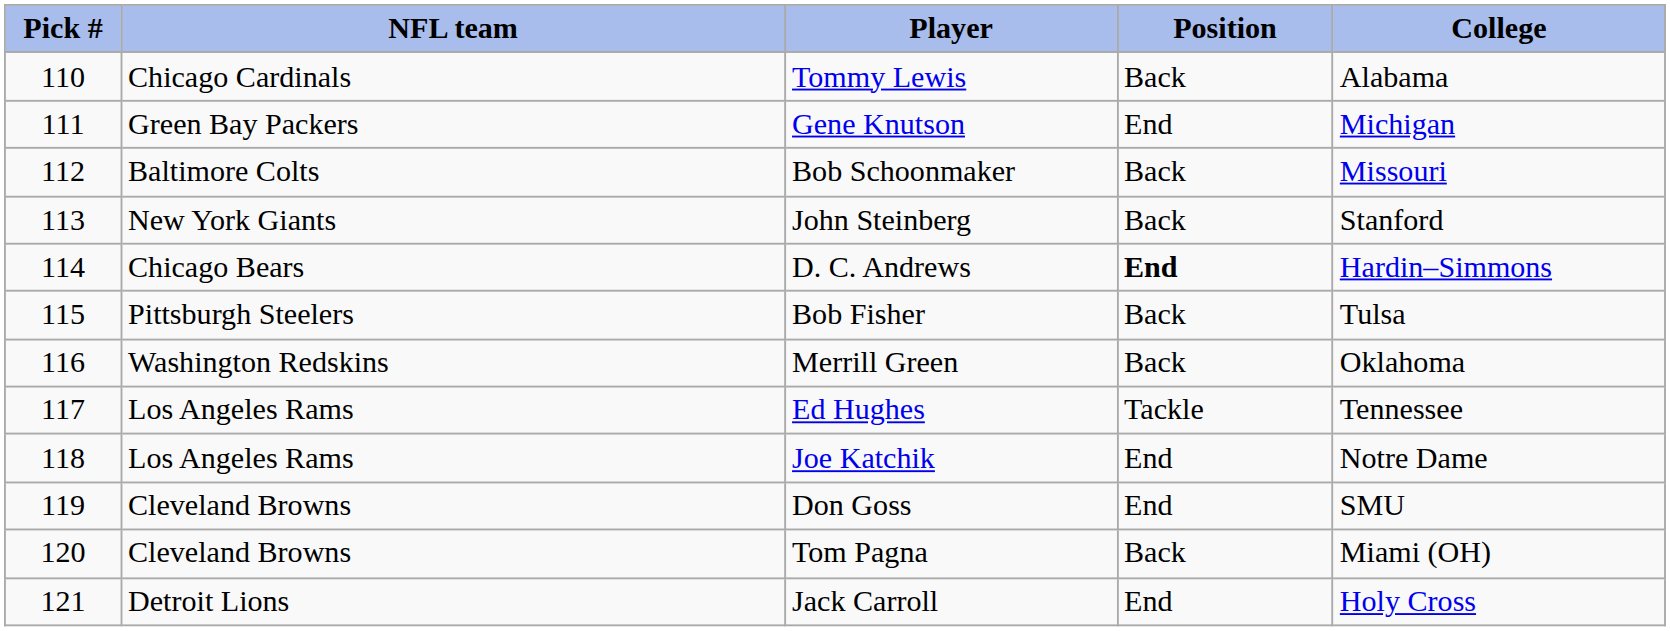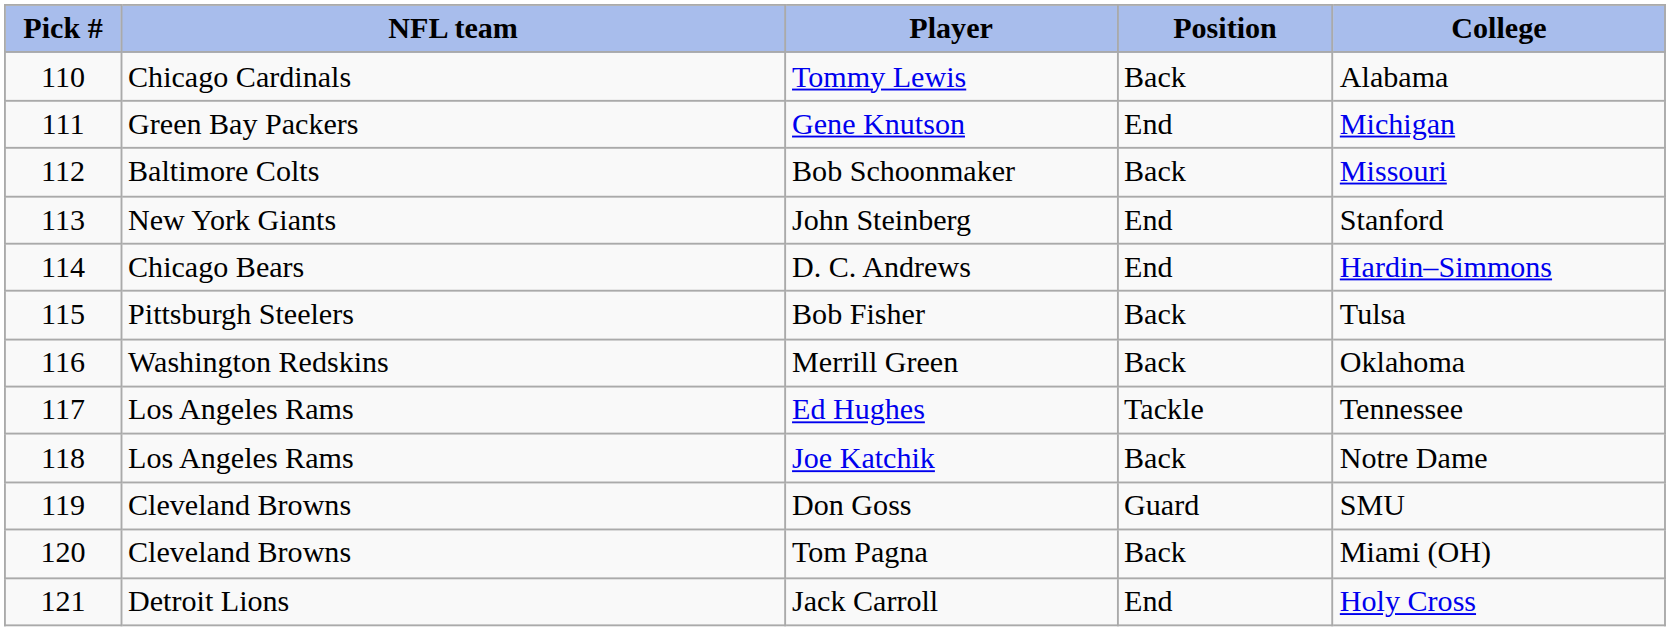(1155, 219) Back -> (1148, 219) End
(1151, 266) bold -> (1148, 266) normal
(1148, 457) End -> (1155, 457) Back
(1148, 505) End -> (1162, 505) Guard
